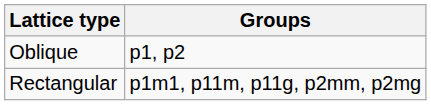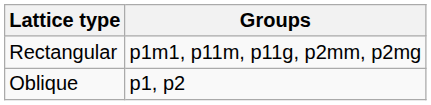rows swapped: (44, 52) <-> (63, 83)
